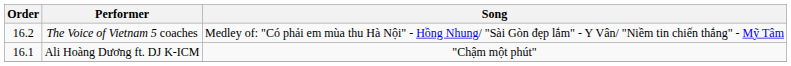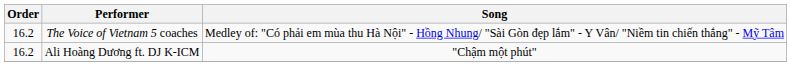(23, 52) 16.1 -> (23, 52) 16.2
